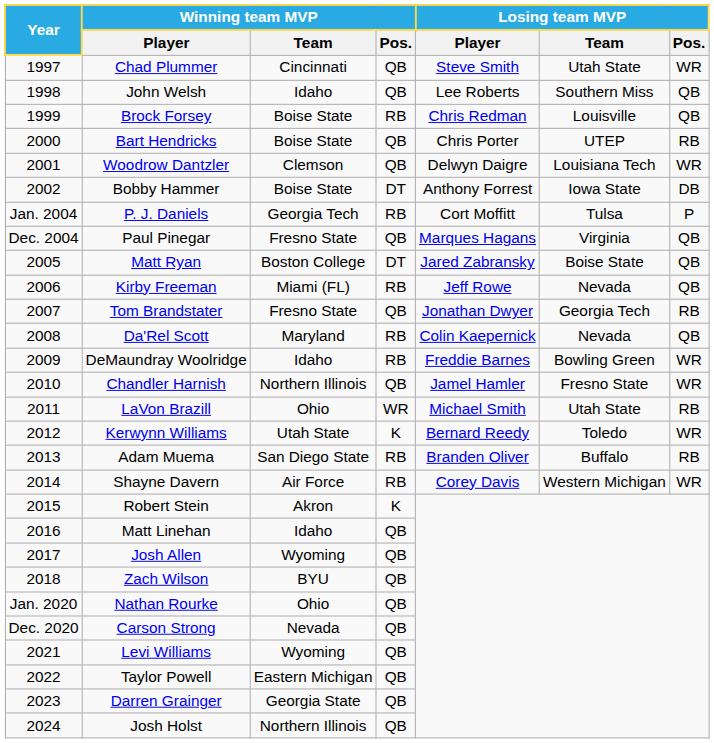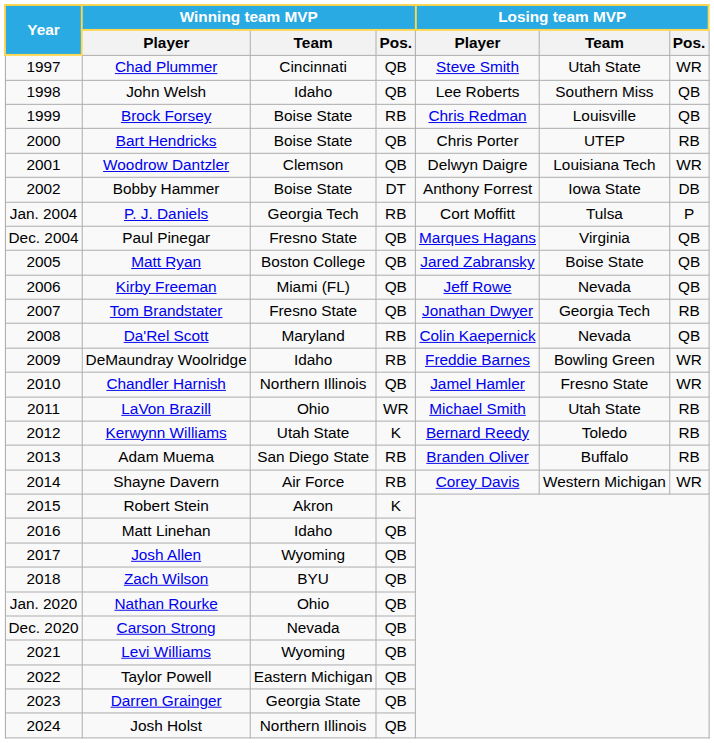(396, 262) DT -> (396, 262) QB
(396, 287) RB -> (396, 287) QB
(689, 433) WR -> (689, 433) RB
